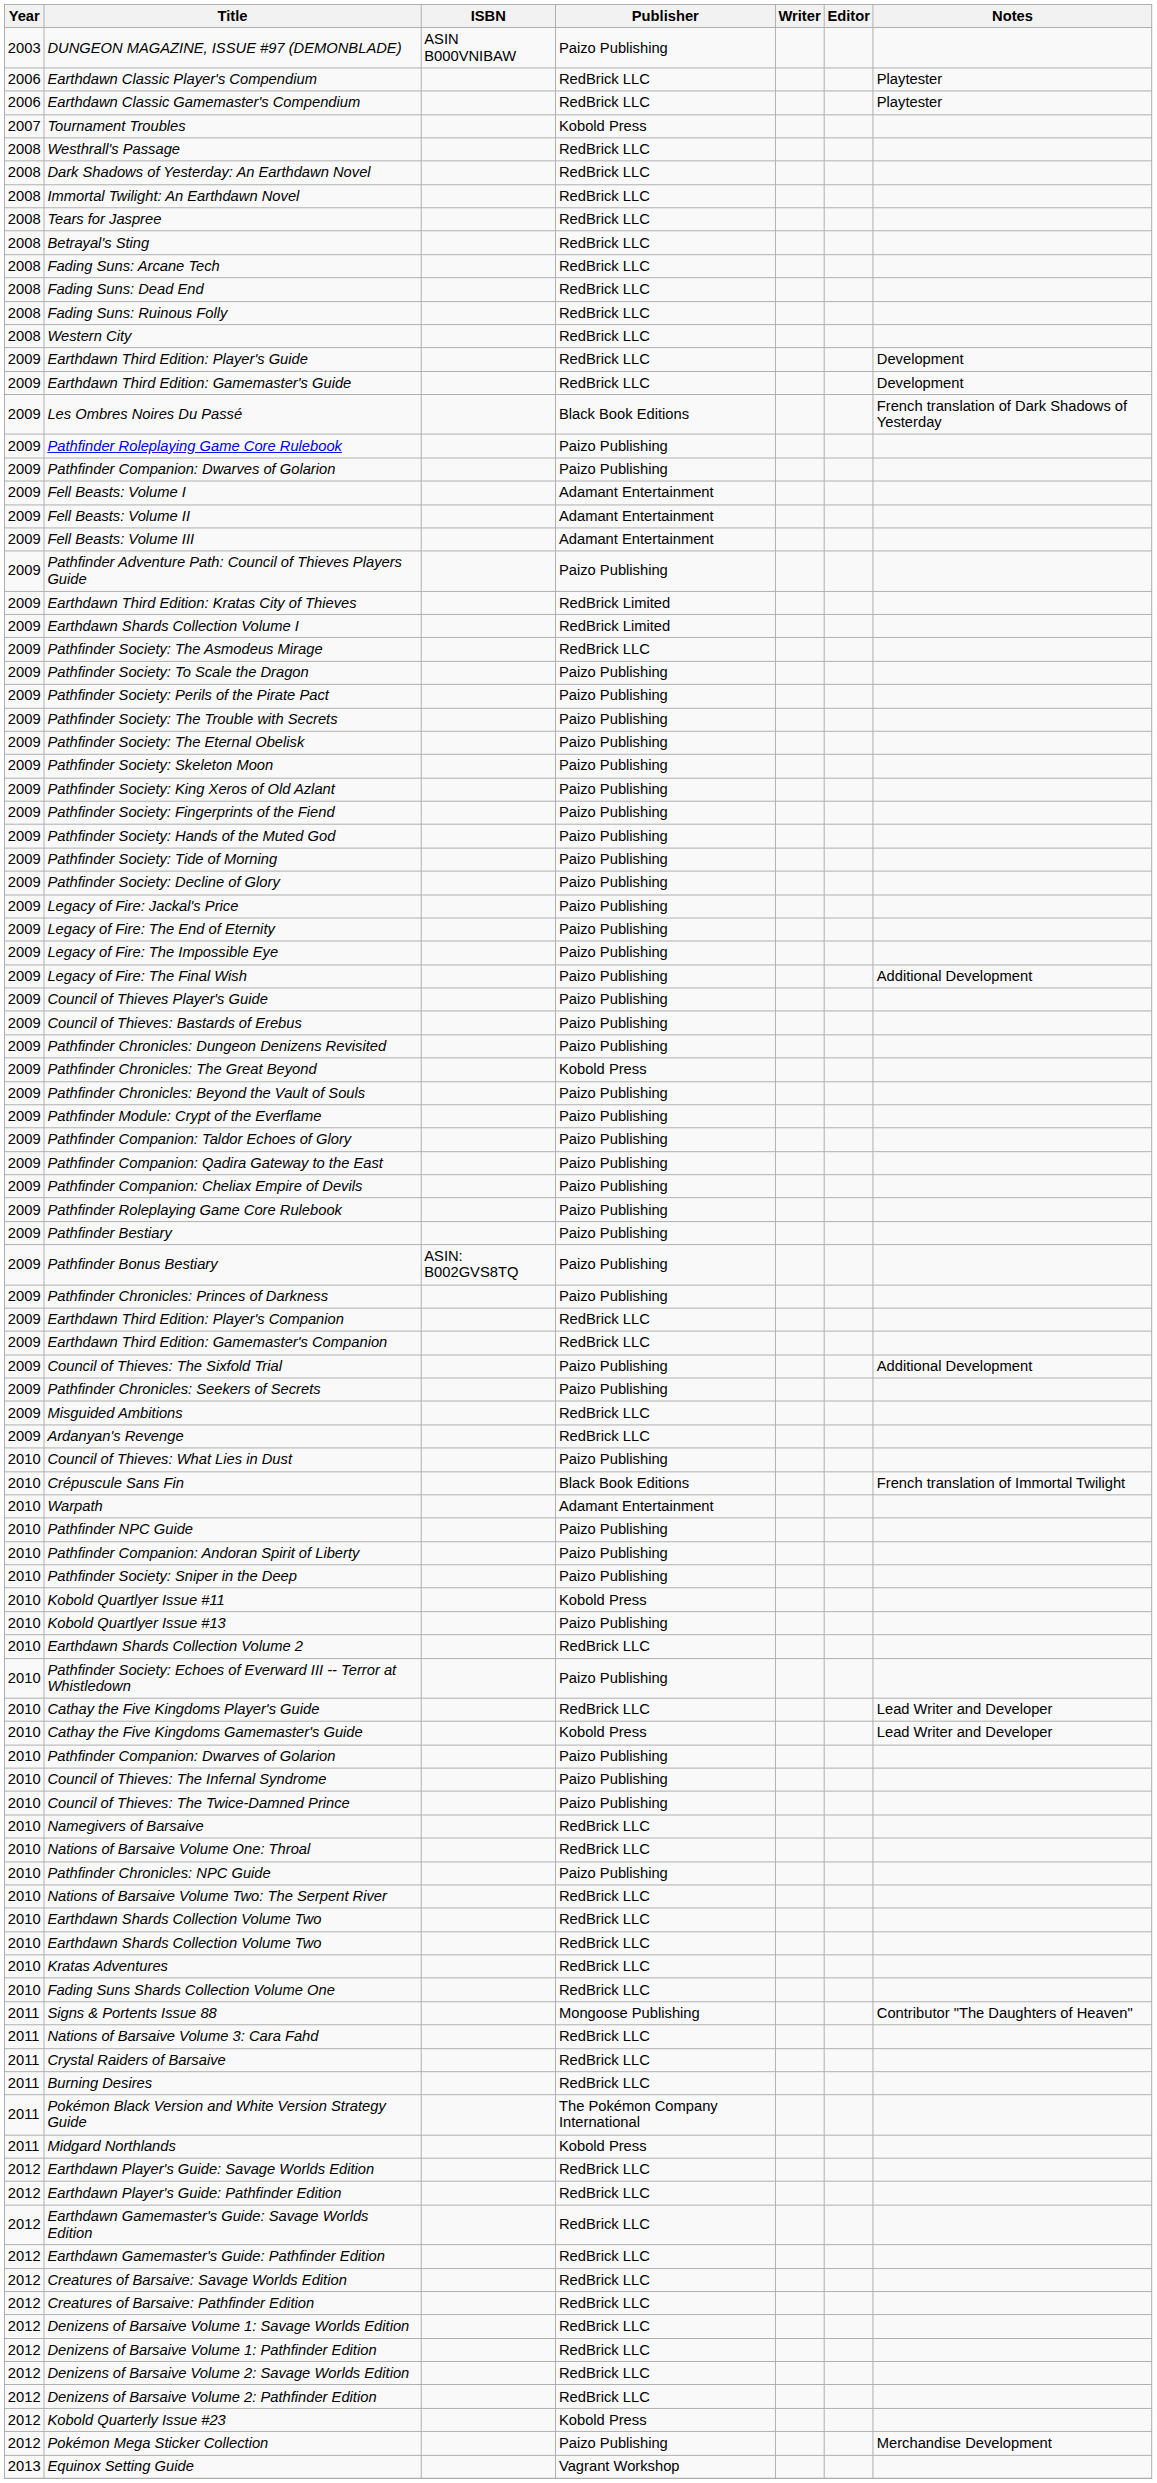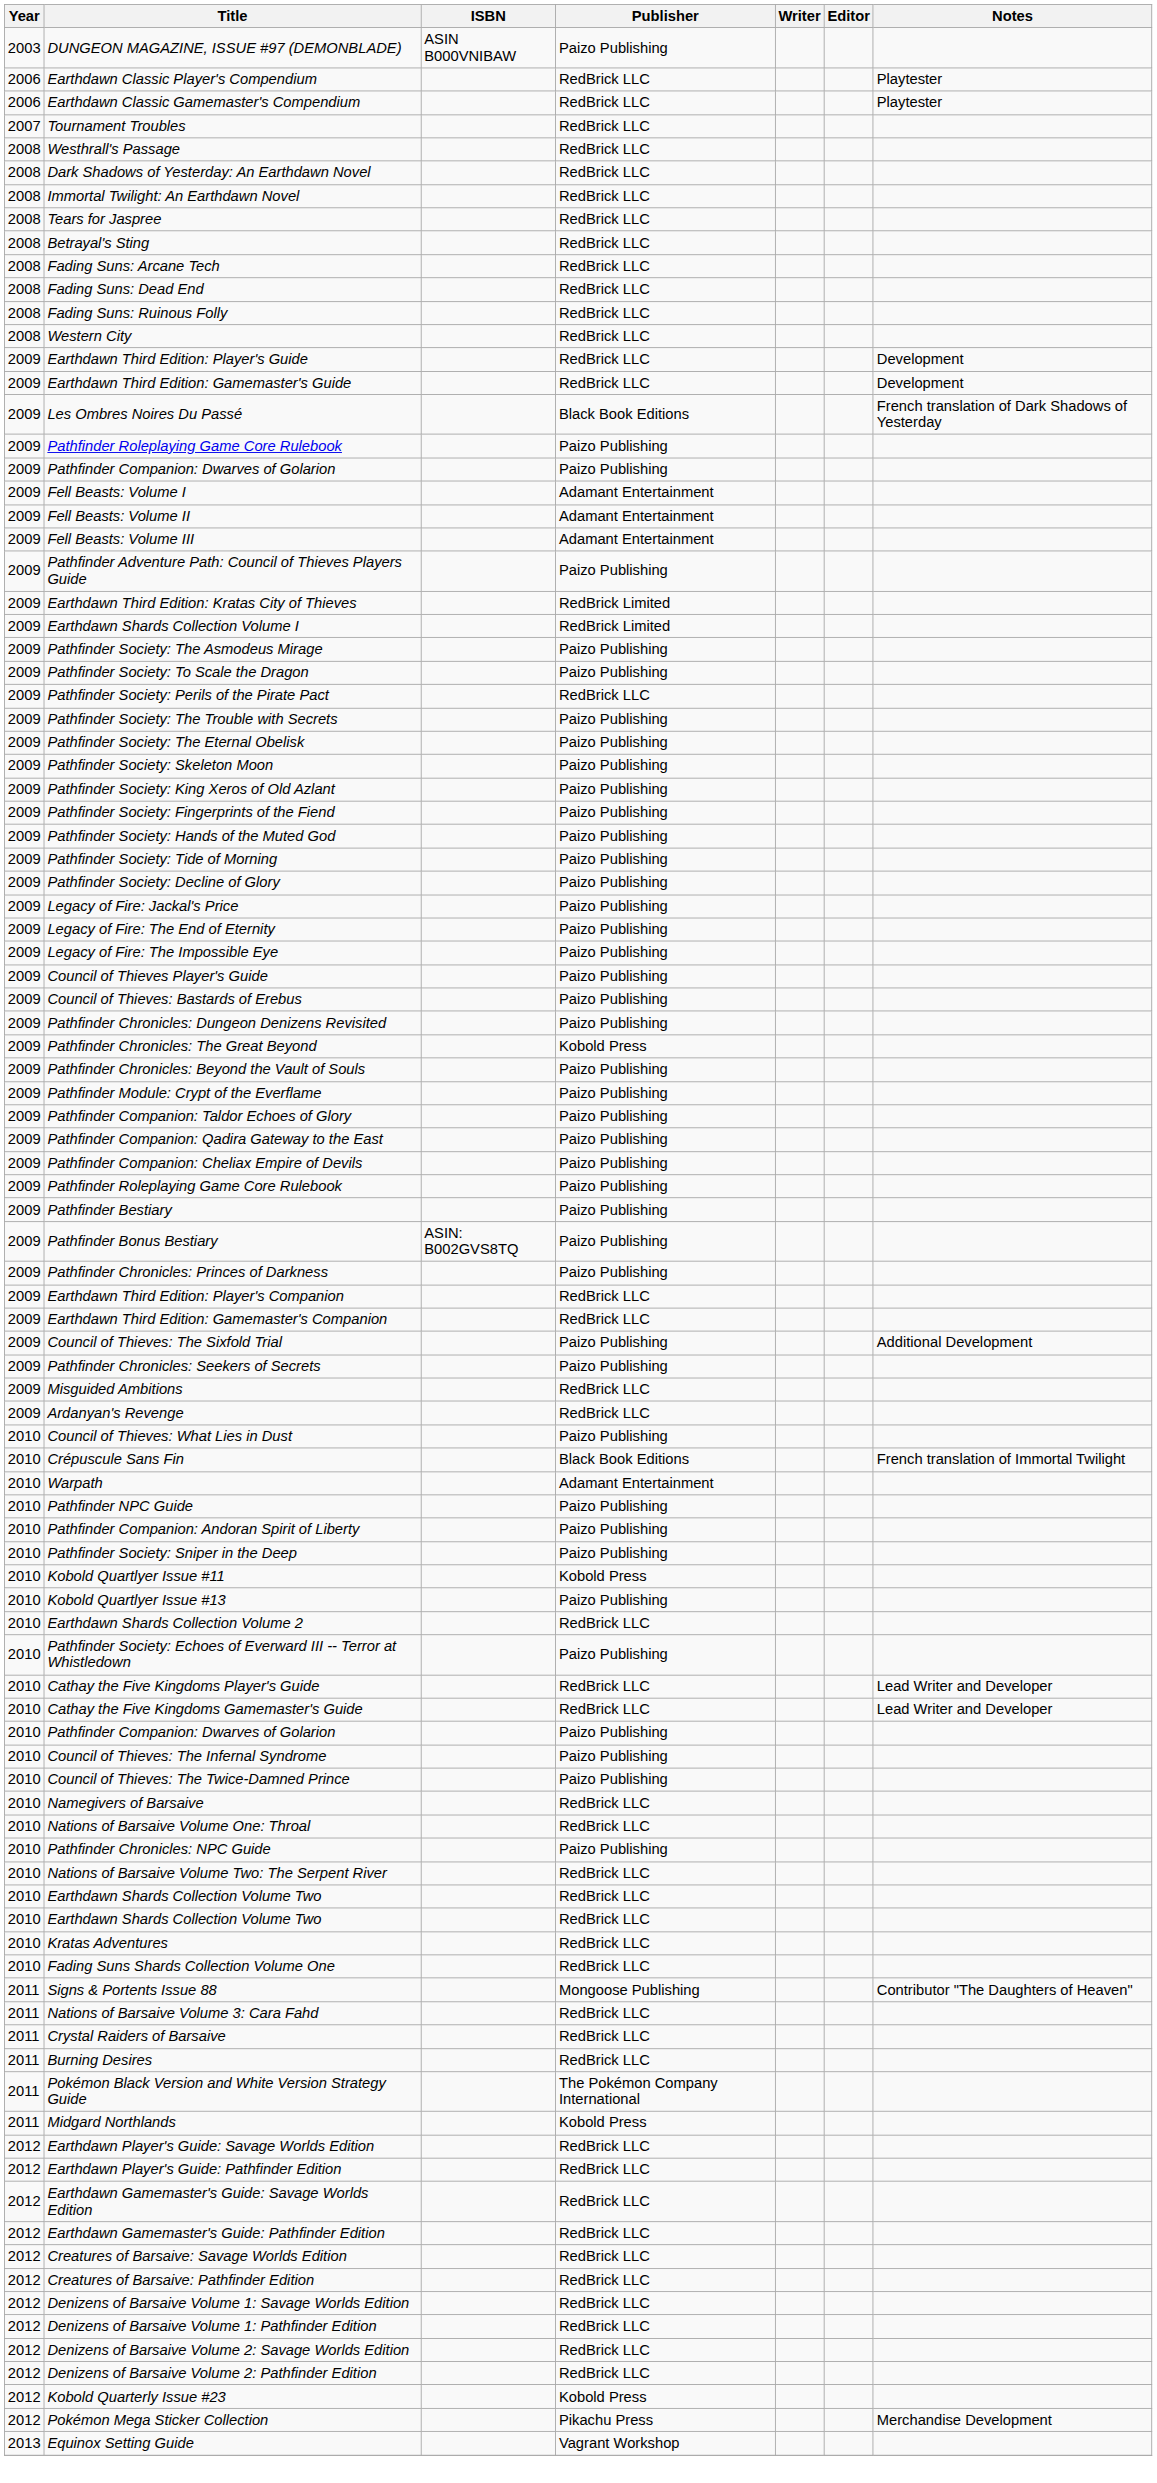(603, 126) Kobold Press -> (604, 126) RedBrick LLC
(604, 649) RedBrick LLC -> (613, 649) Paizo Publishing
(613, 696) Paizo Publishing -> (604, 696) RedBrick LLC
- row: (24, 976)
(603, 1733) Kobold Press -> (604, 1709) RedBrick LLC
(613, 2443) Paizo Publishing -> (606, 2419) Pikachu Press
